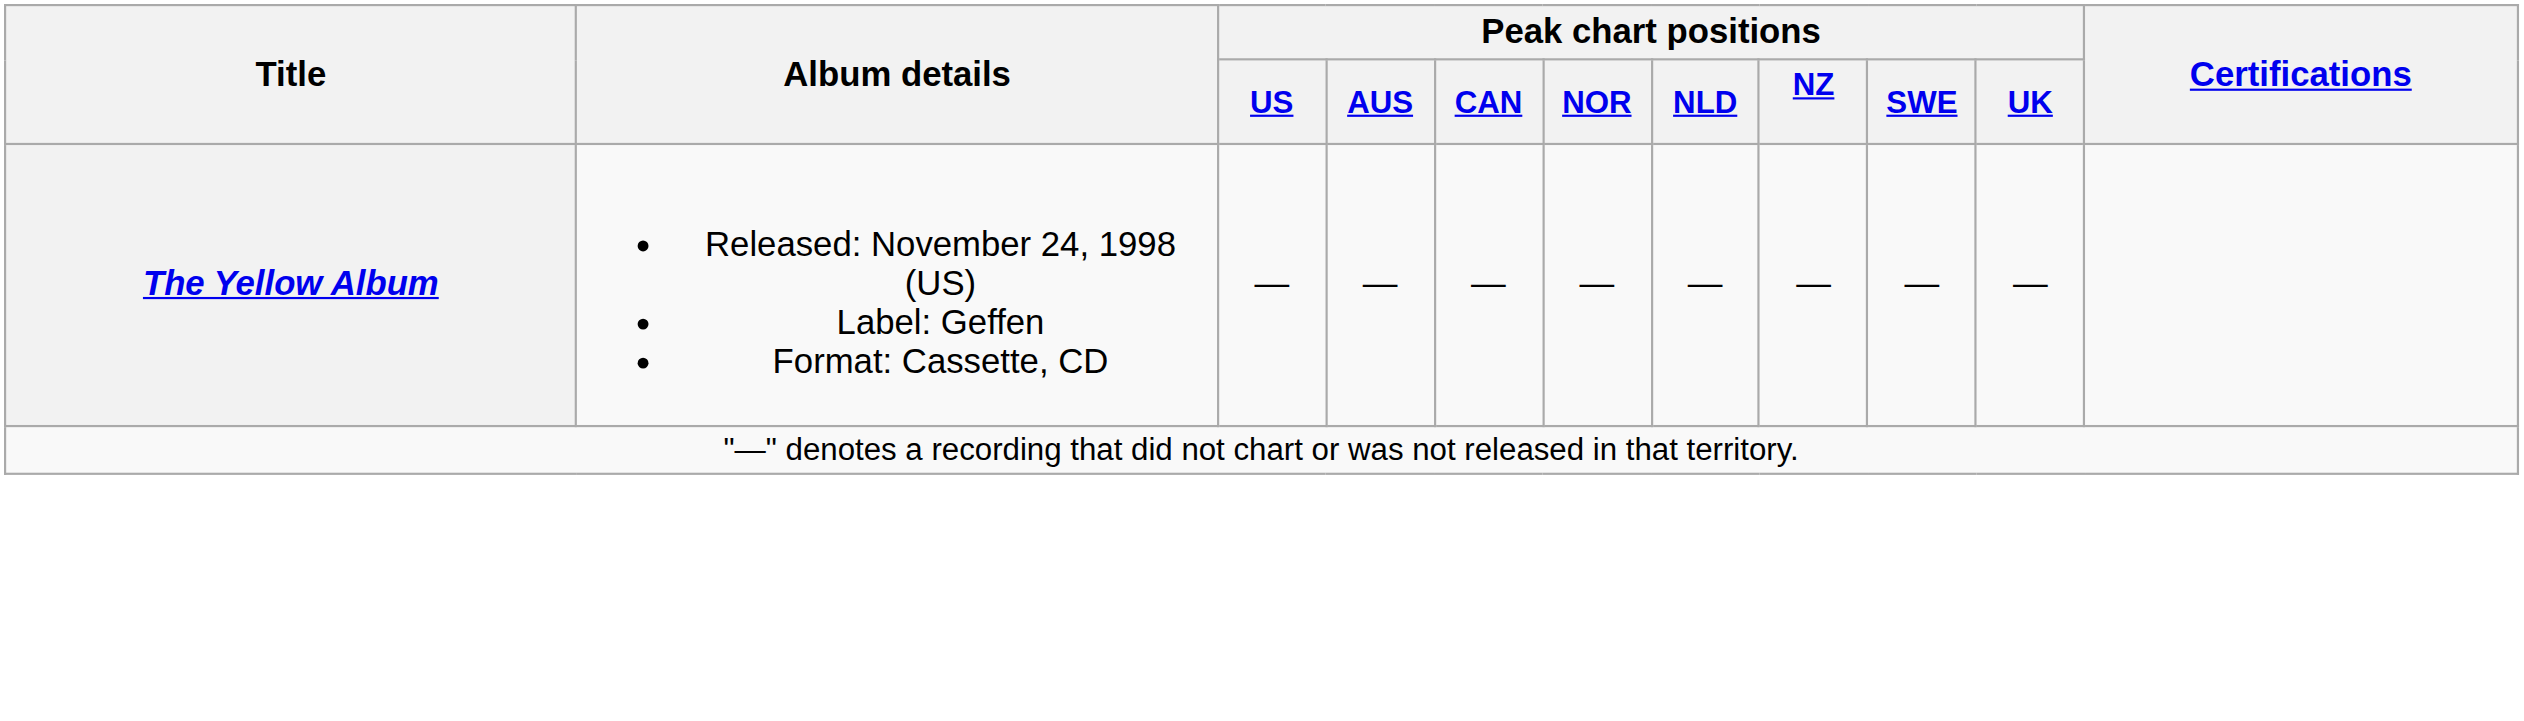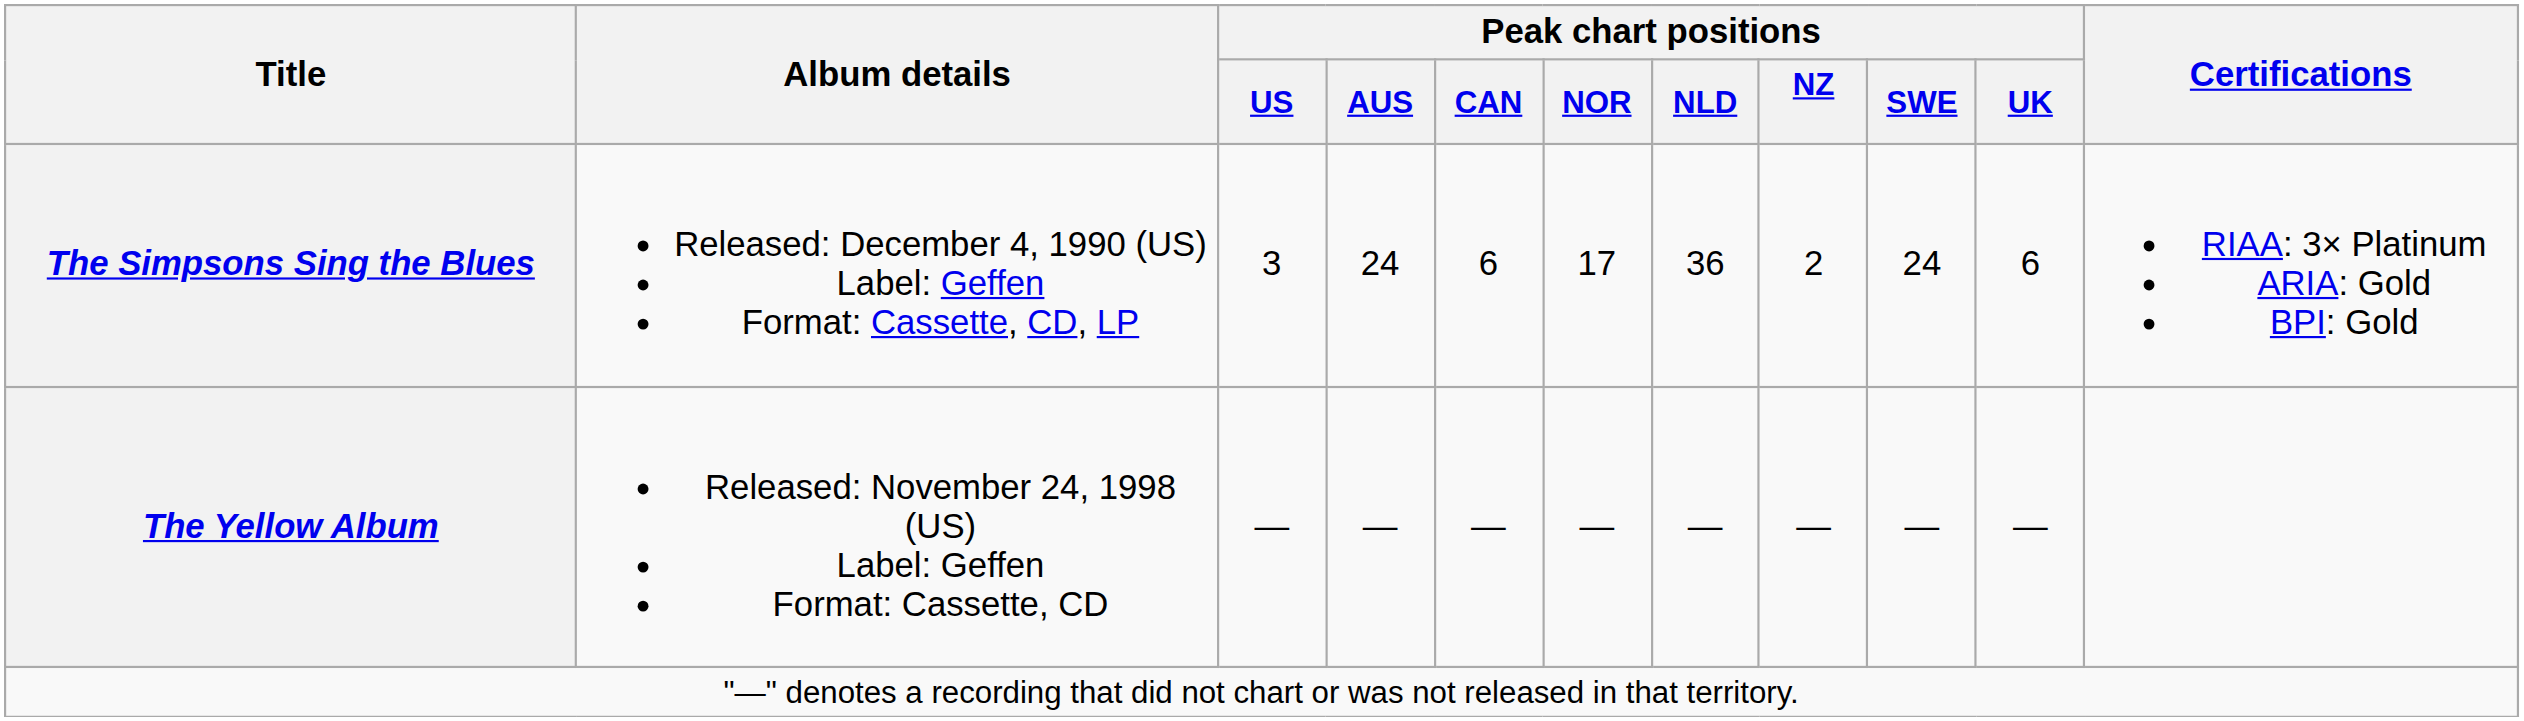+ row: (291, 264)
